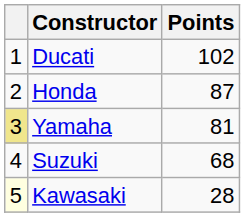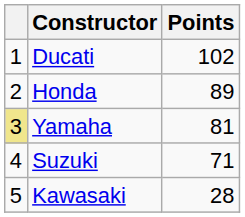(222, 92) 87 -> (222, 92) 89
(222, 161) 68 -> (222, 161) 71
(16, 195) lightyellow background -> (16, 195) no background
